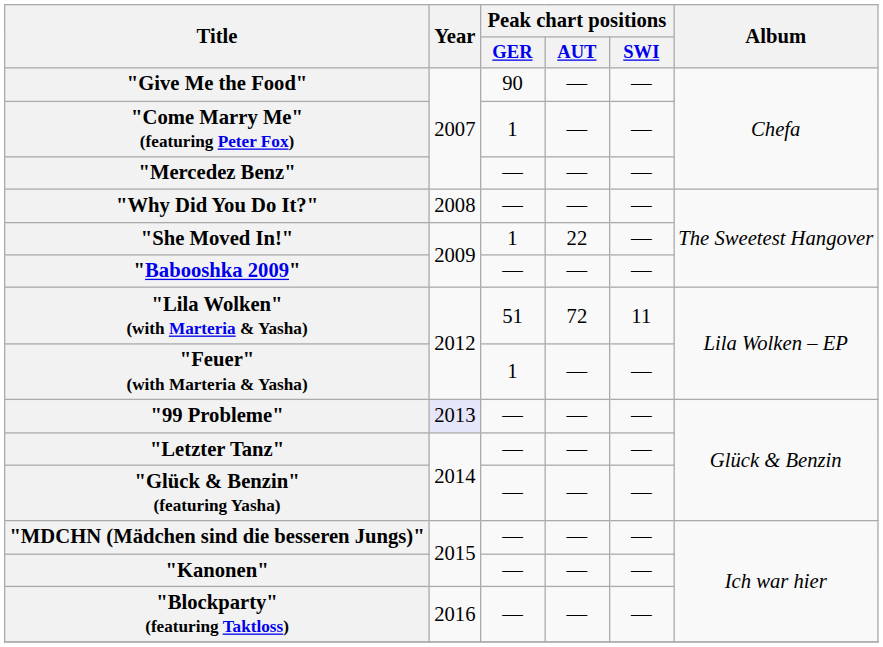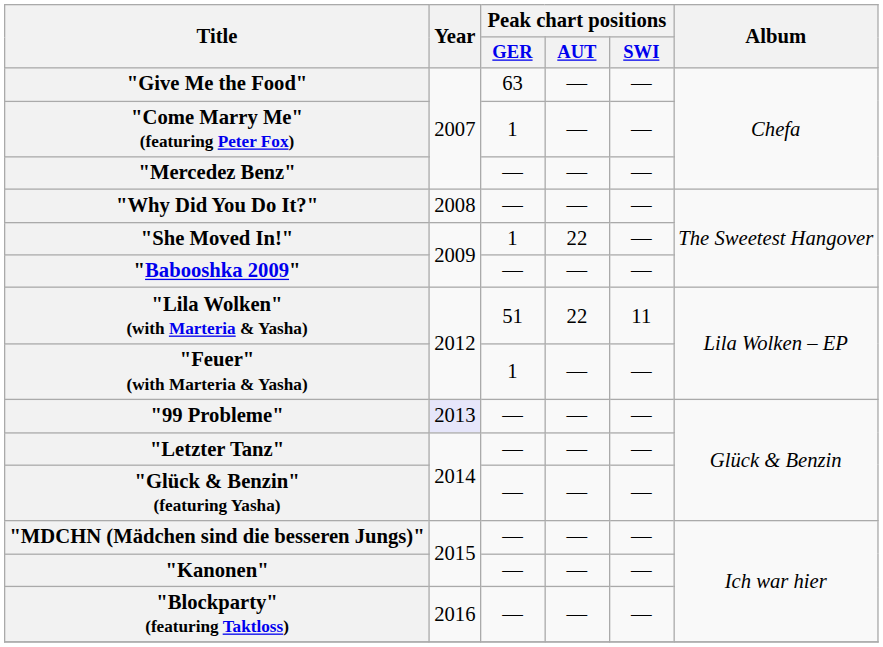(512, 84) 90 -> (512, 84) 63
(577, 315) 72 -> (577, 315) 22
